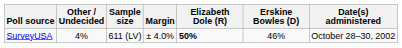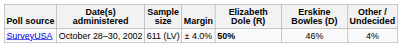columns swapped: (353, 17) <-> (81, 17)
